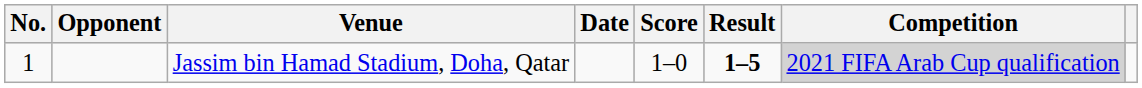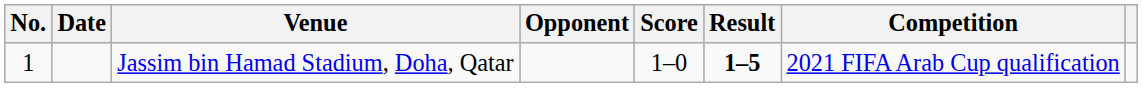columns swapped: (605, 23) <-> (109, 23)
(953, 62) lightgrey background -> (953, 62) no background
